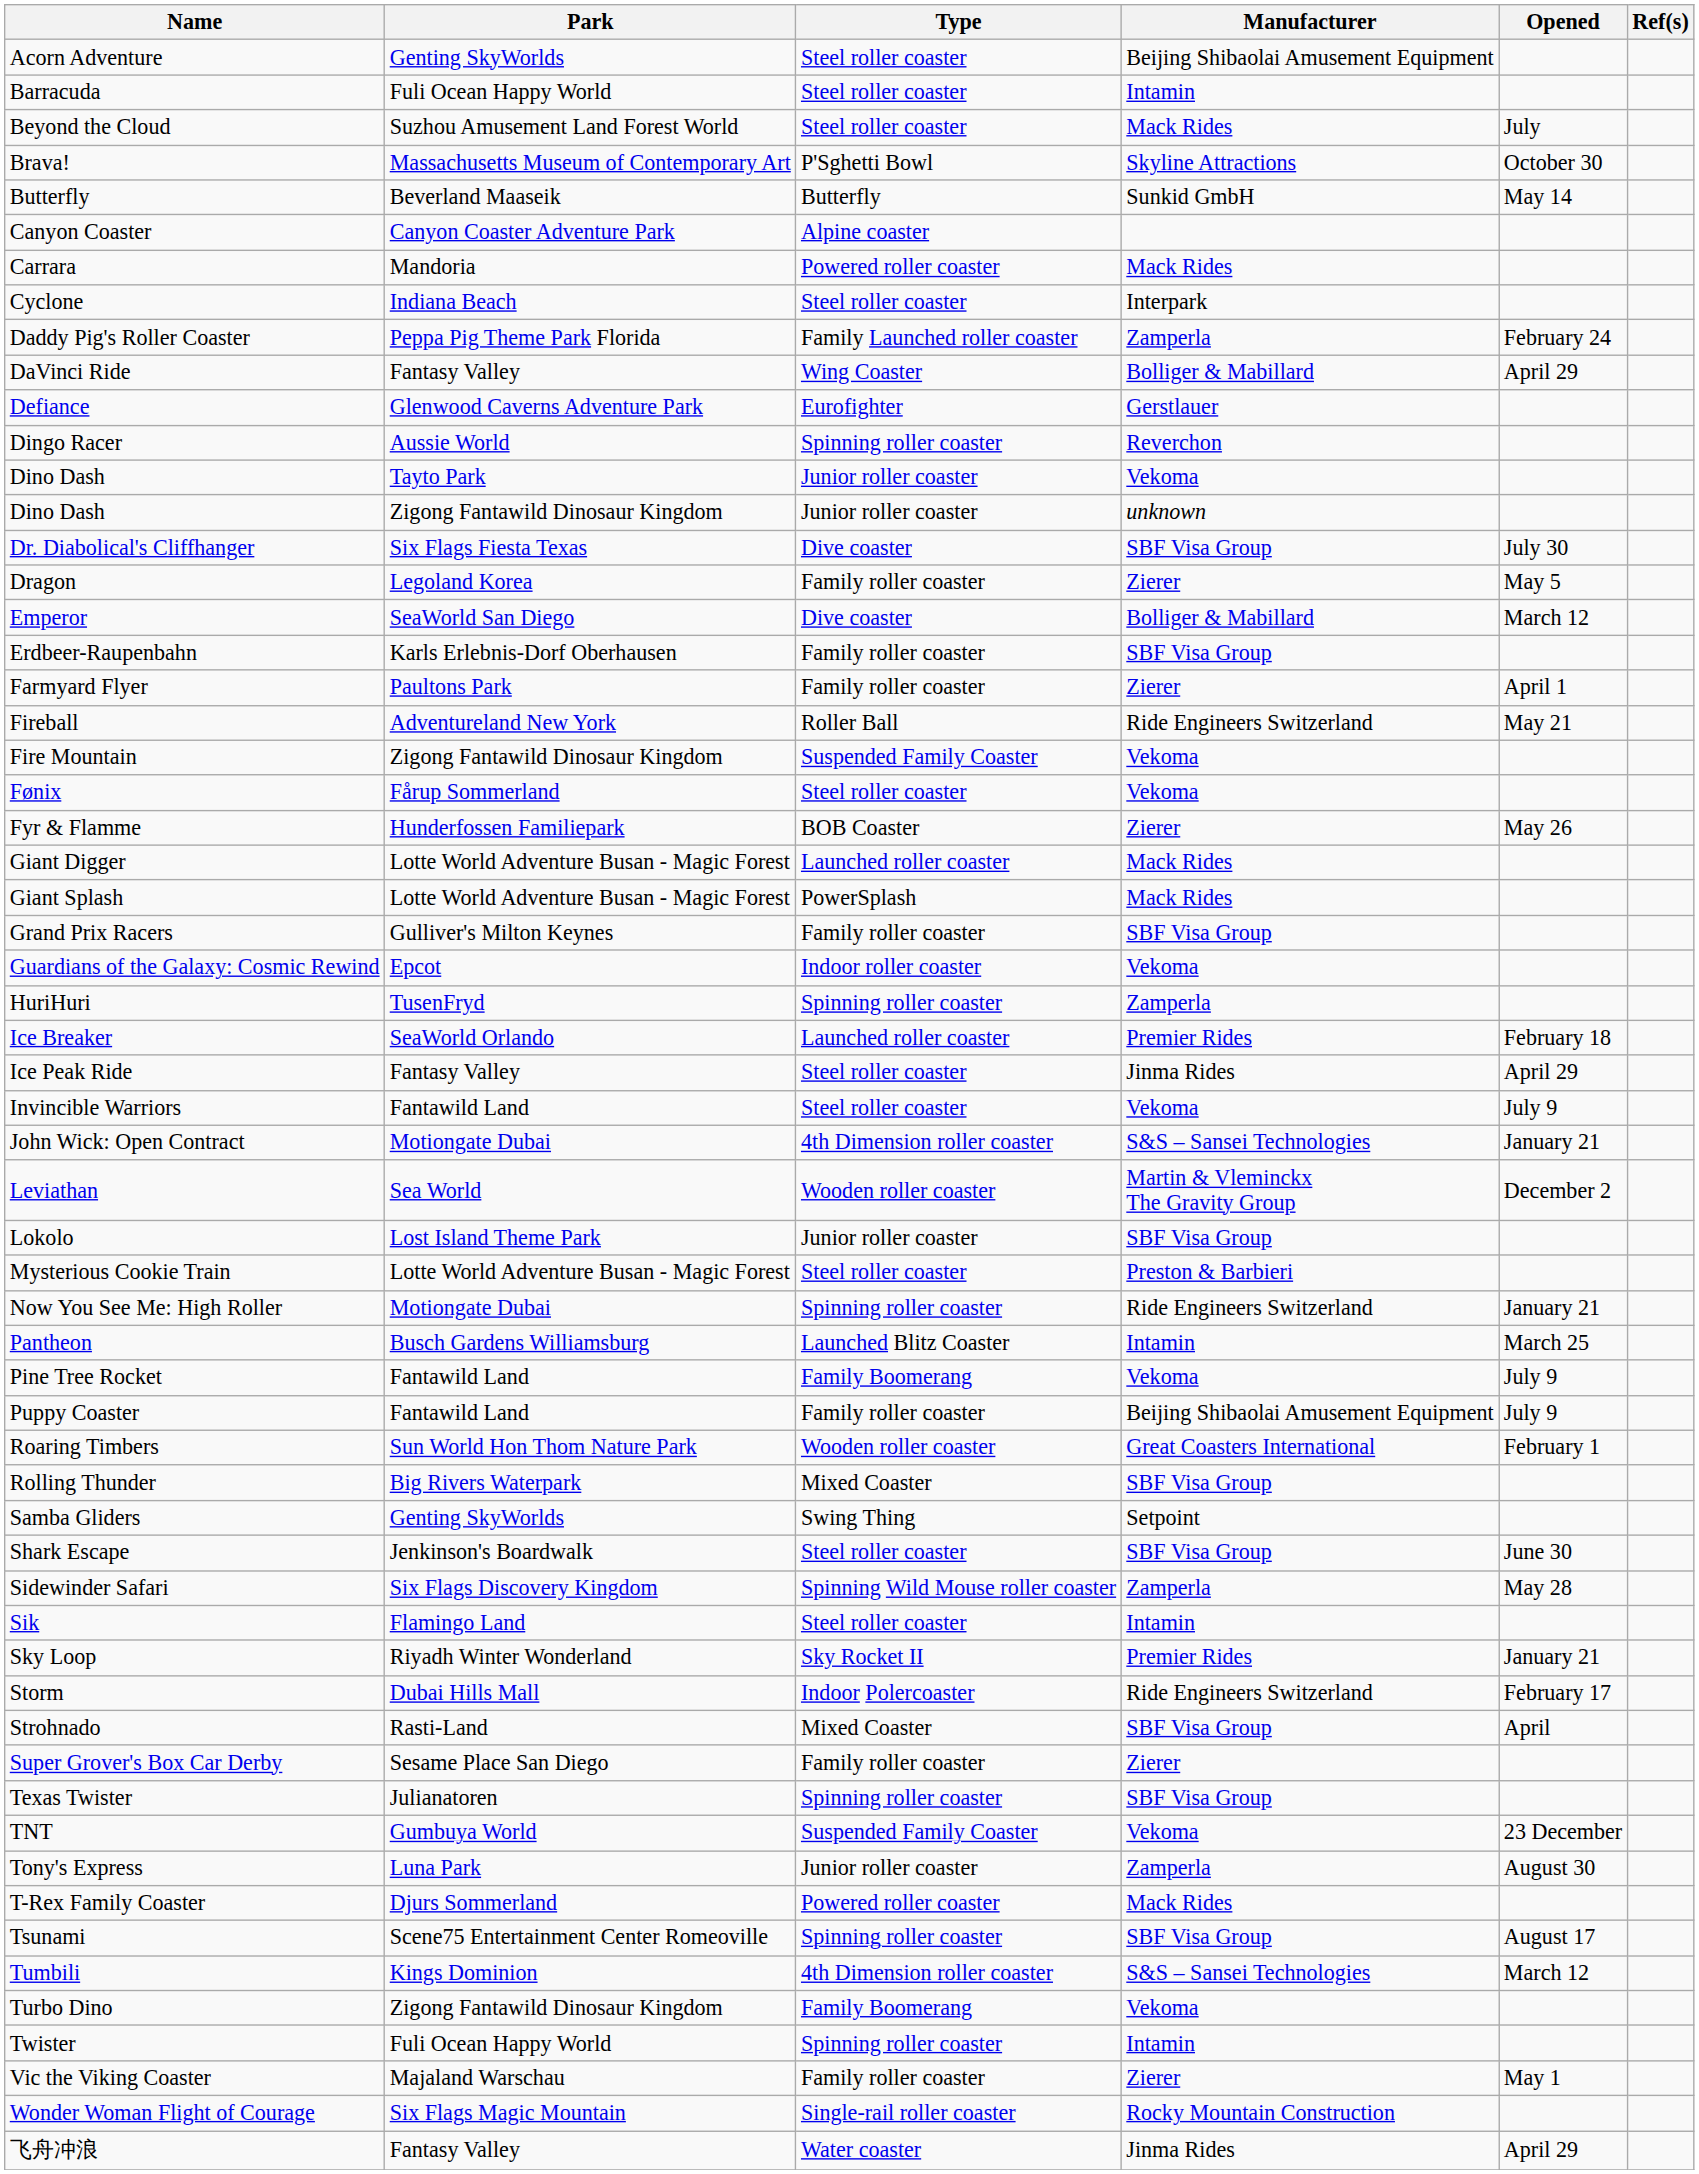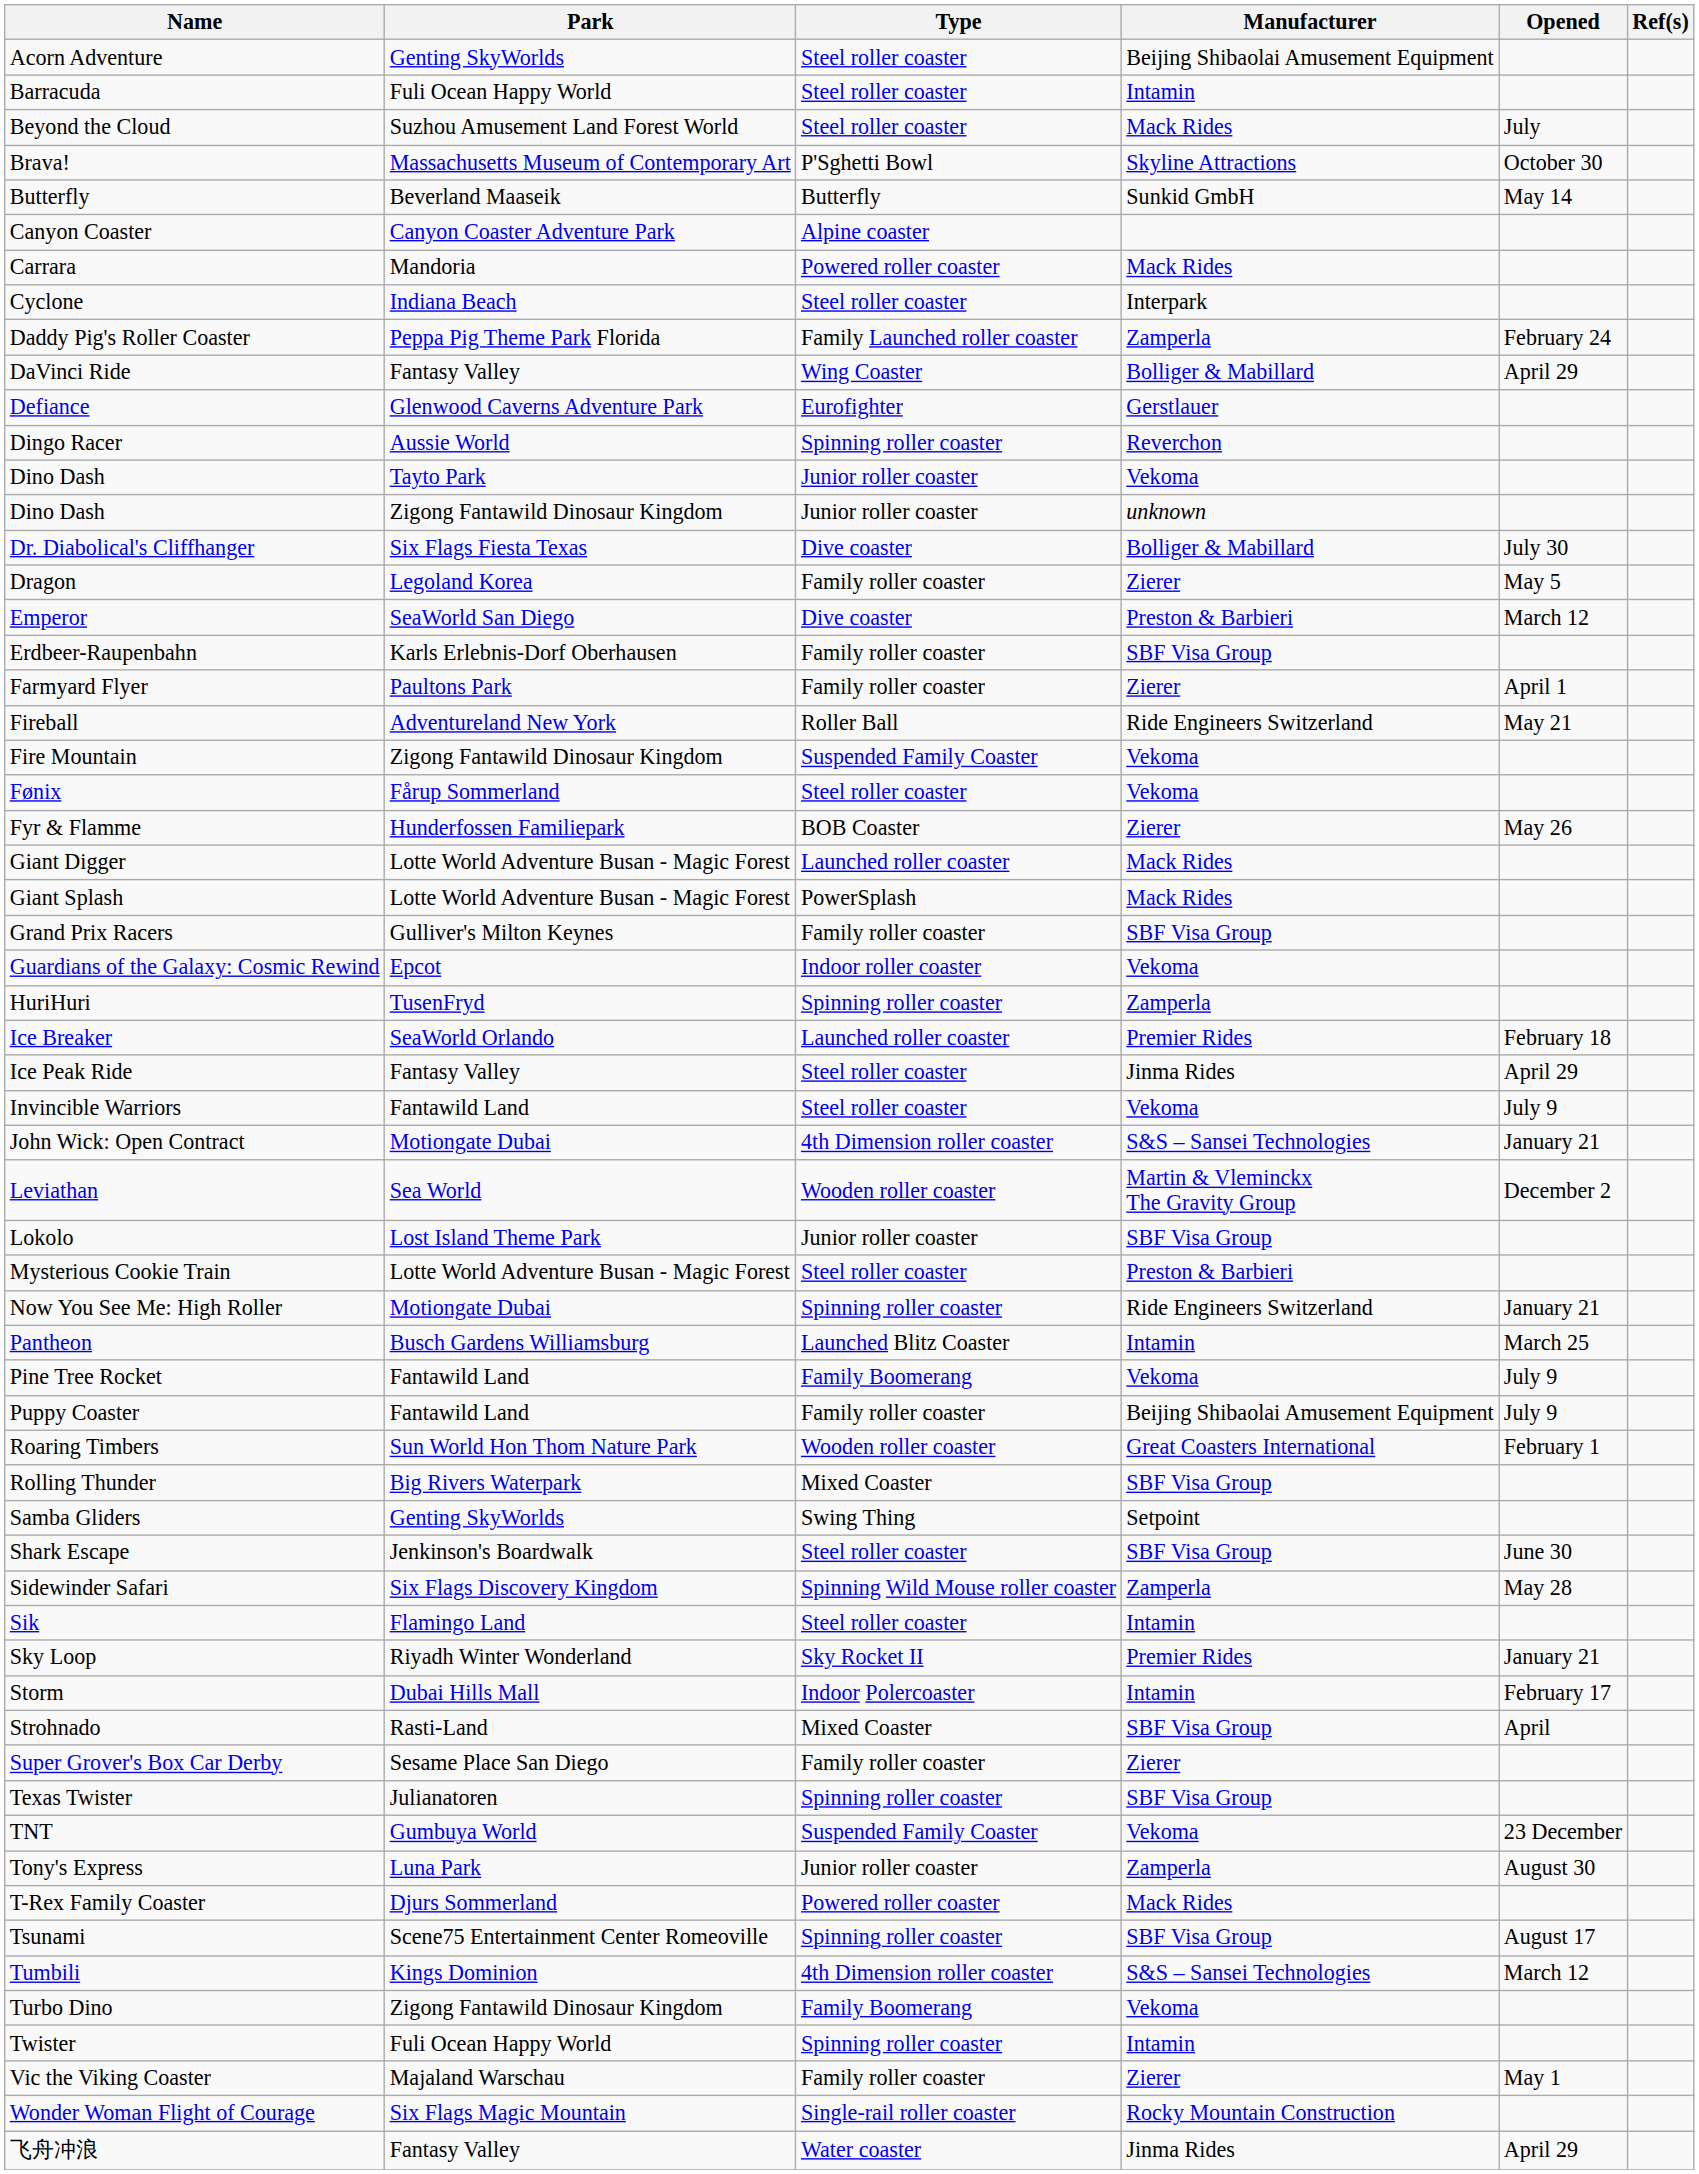(1199, 547) SBF Visa Group -> (1220, 547) Bolliger & Mabillard
(1220, 617) Bolliger & Mabillard -> (1210, 617) Preston & Barbieri
(1250, 1692) Ride Engineers Switzerland -> (1161, 1692) Intamin
